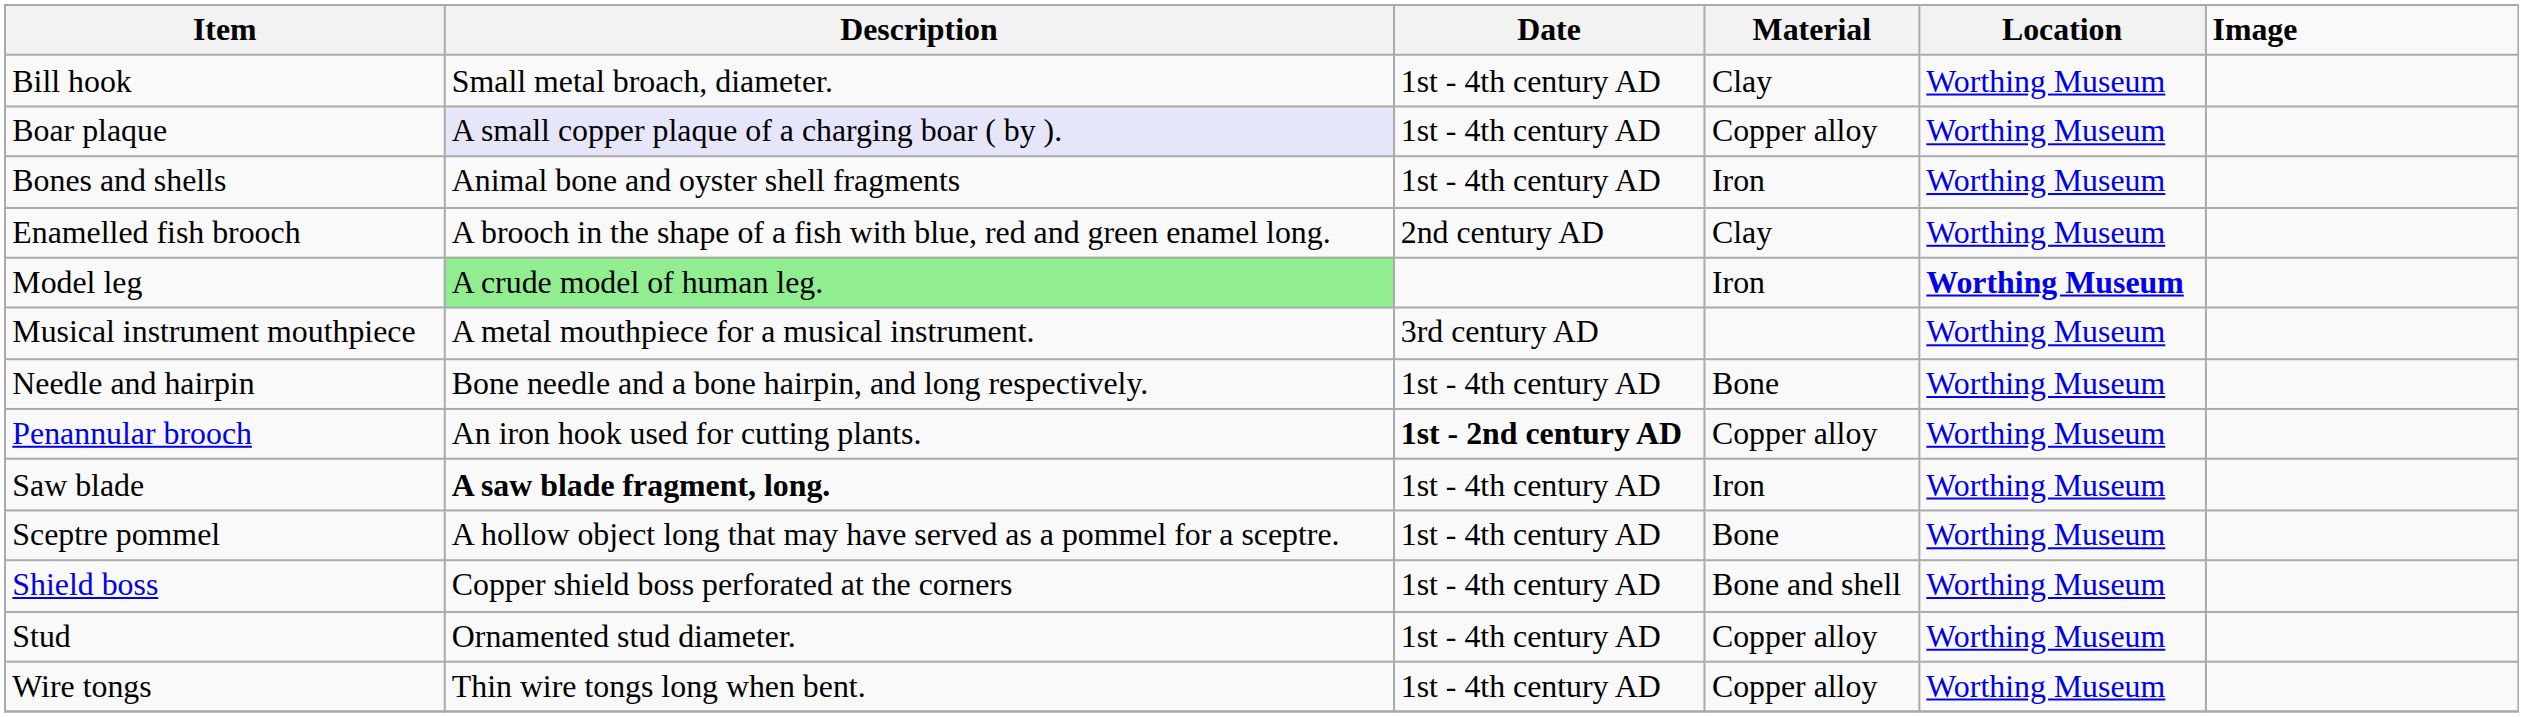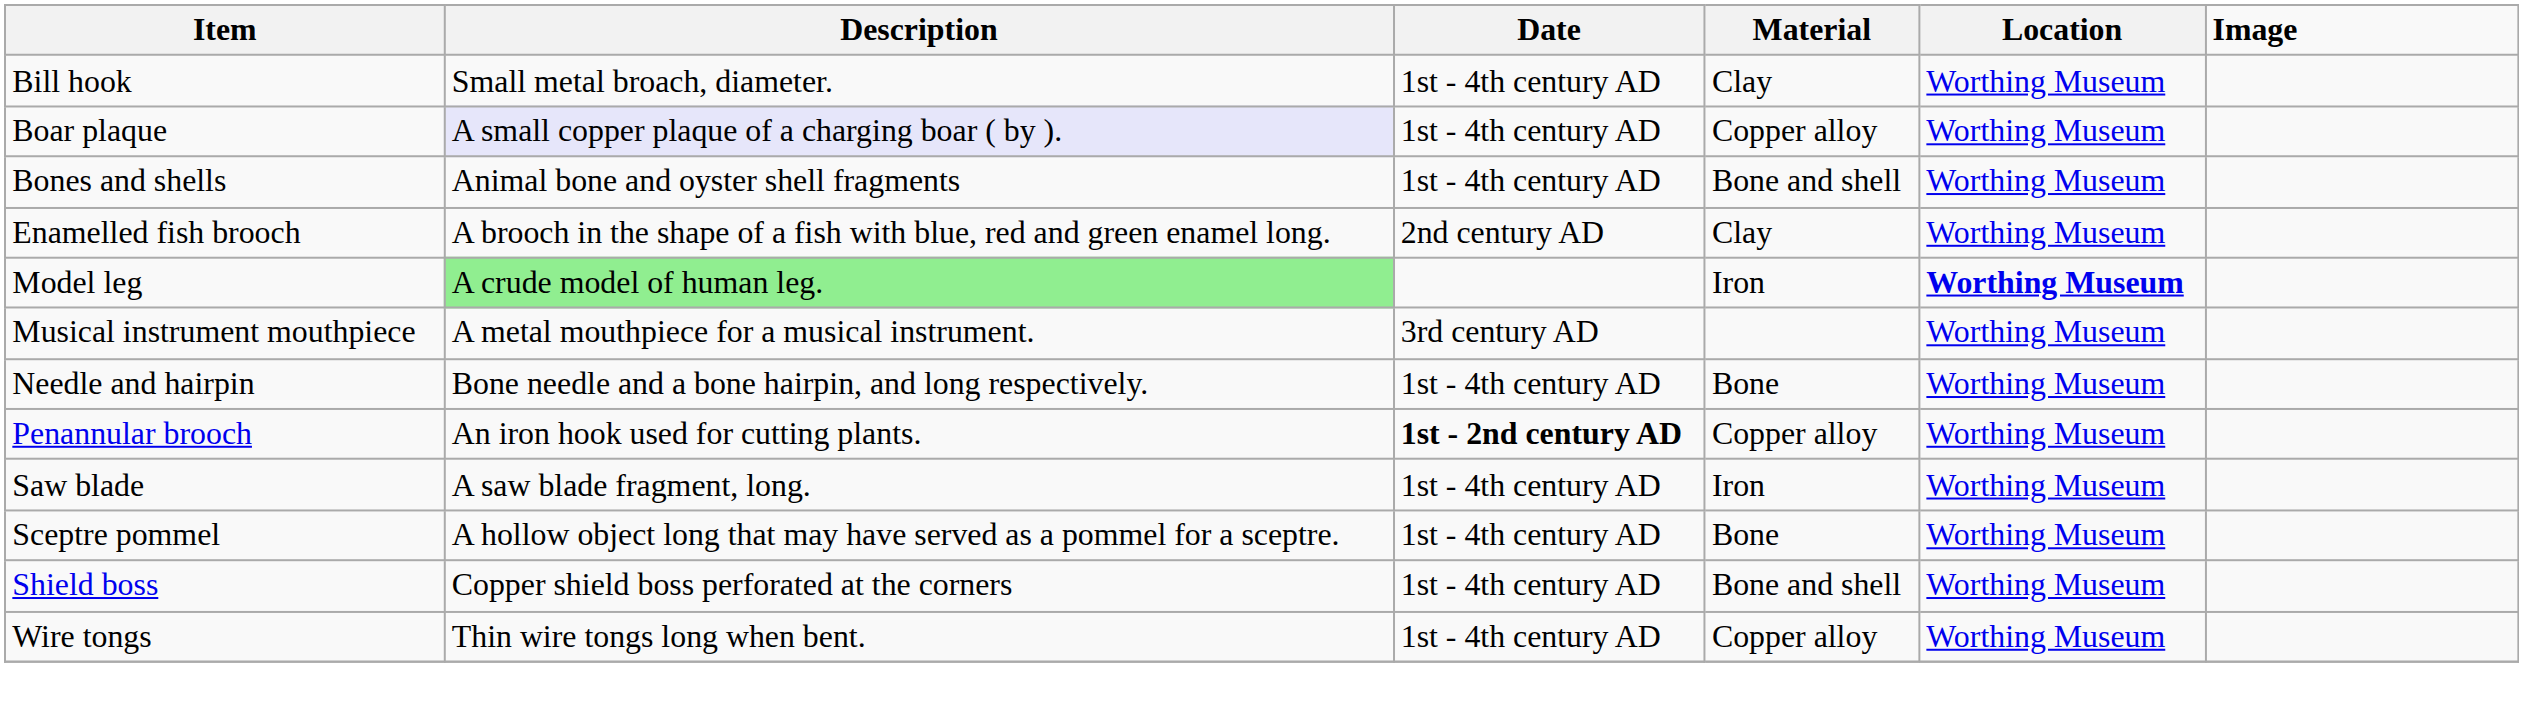(1738, 181) Iron -> (1807, 181) Bone and shell
(641, 484) bold -> (631, 484) normal
- row: (42, 635)
